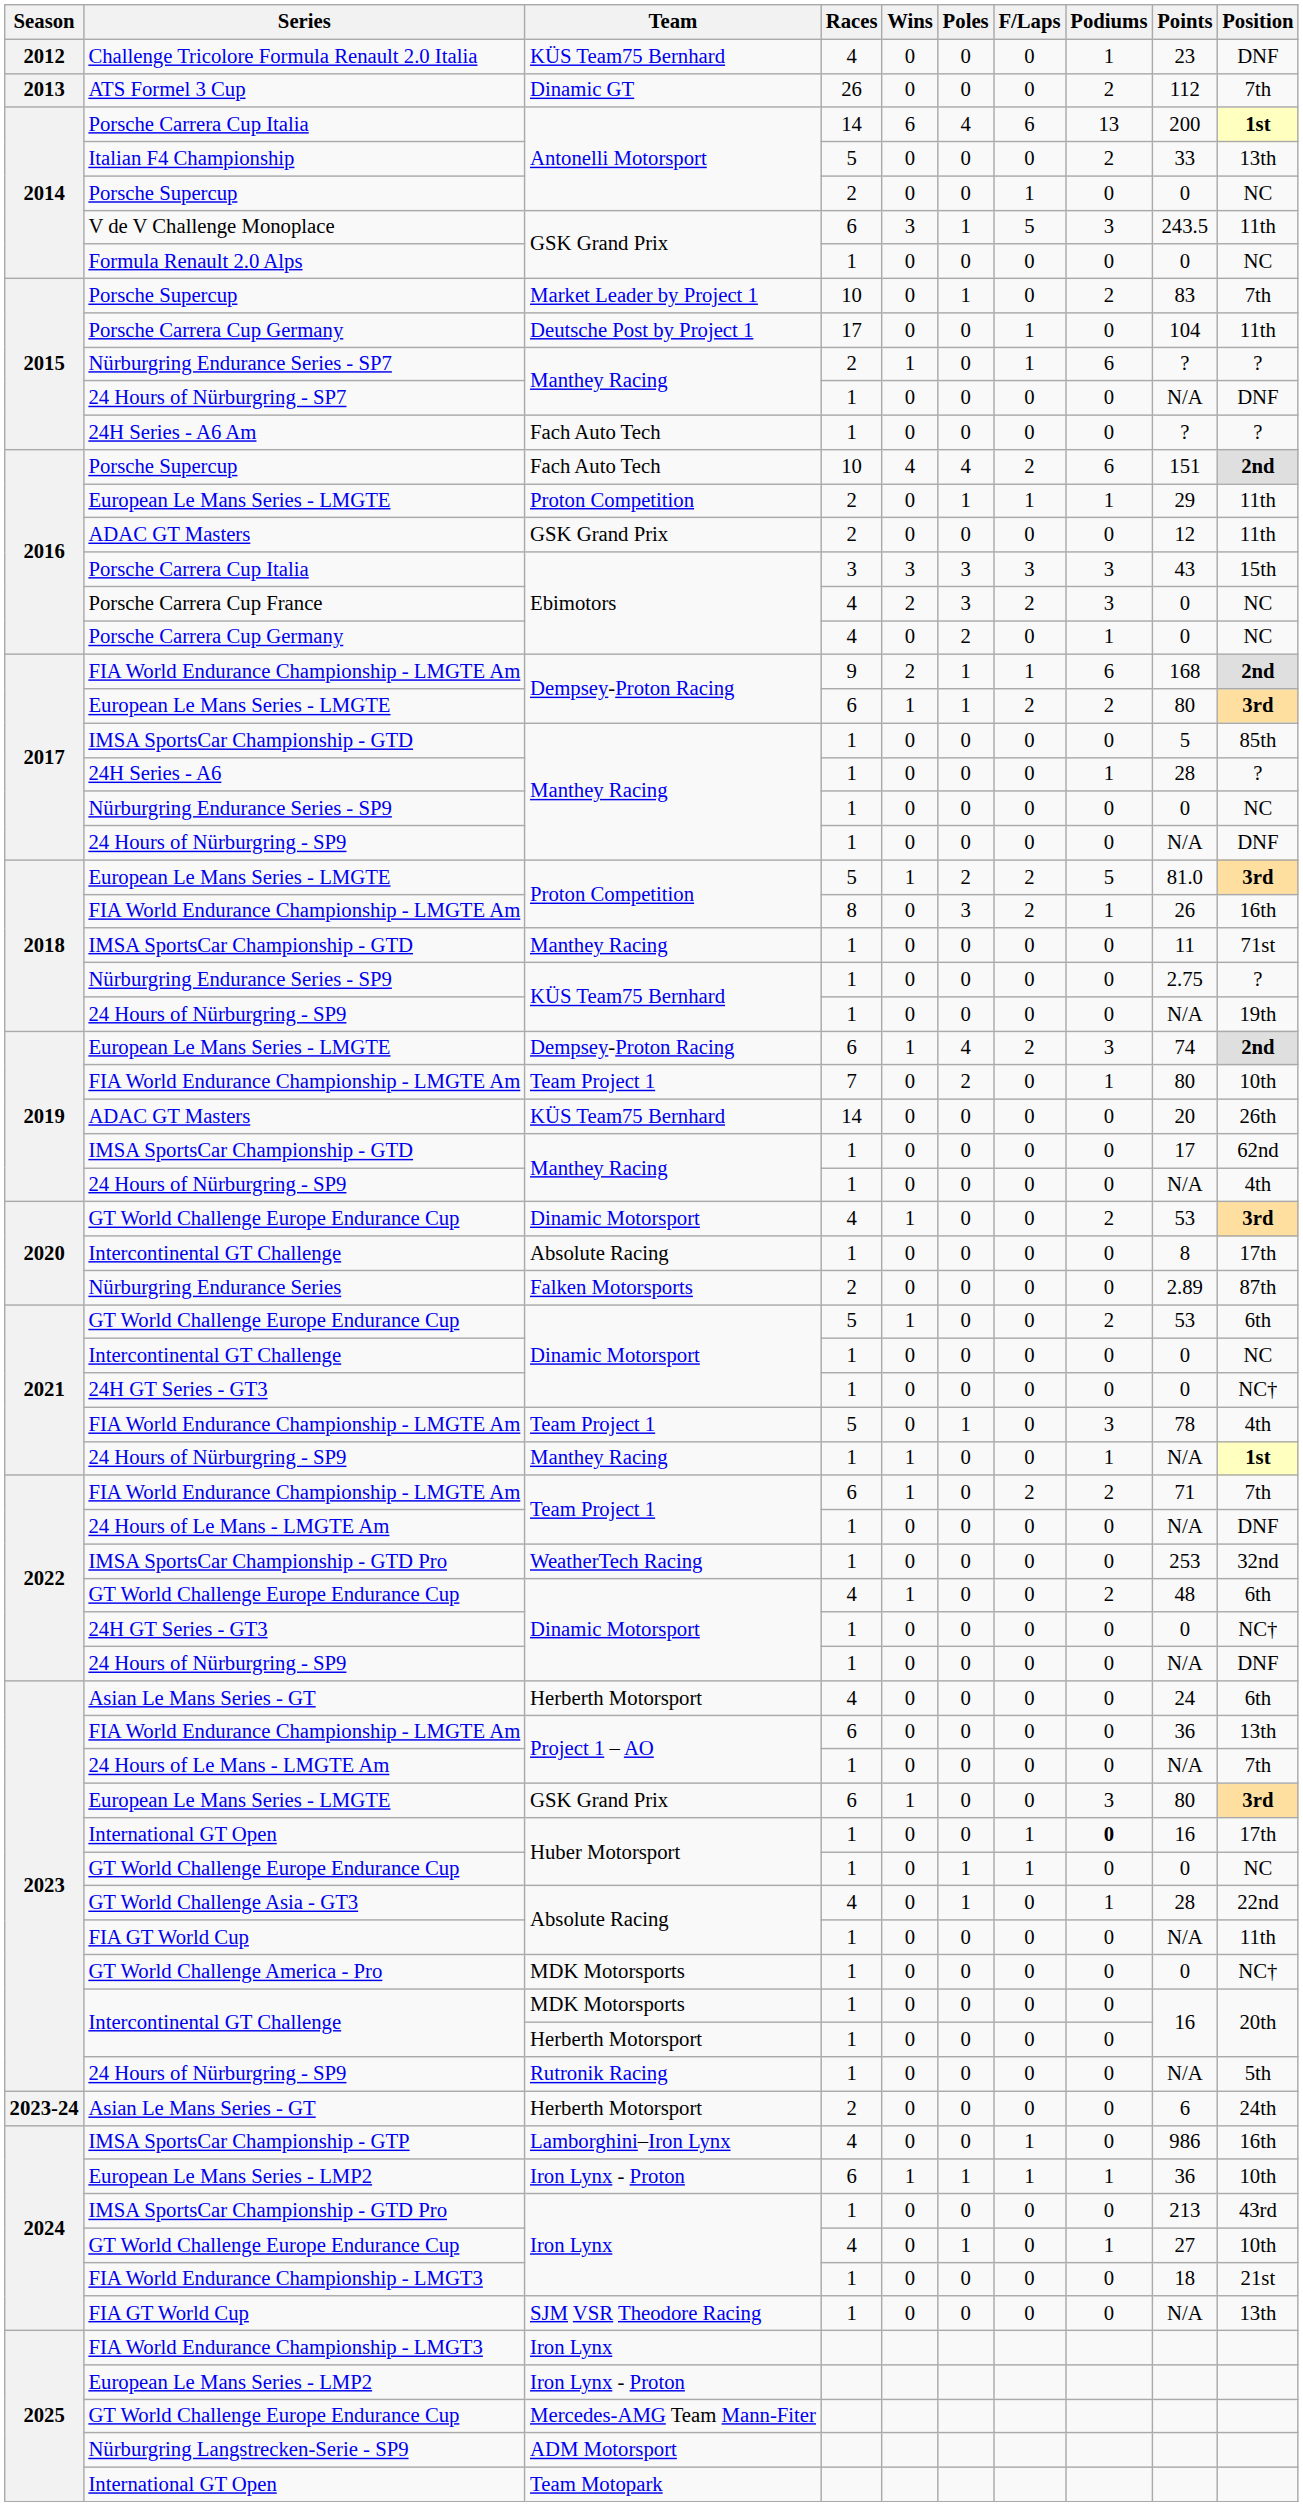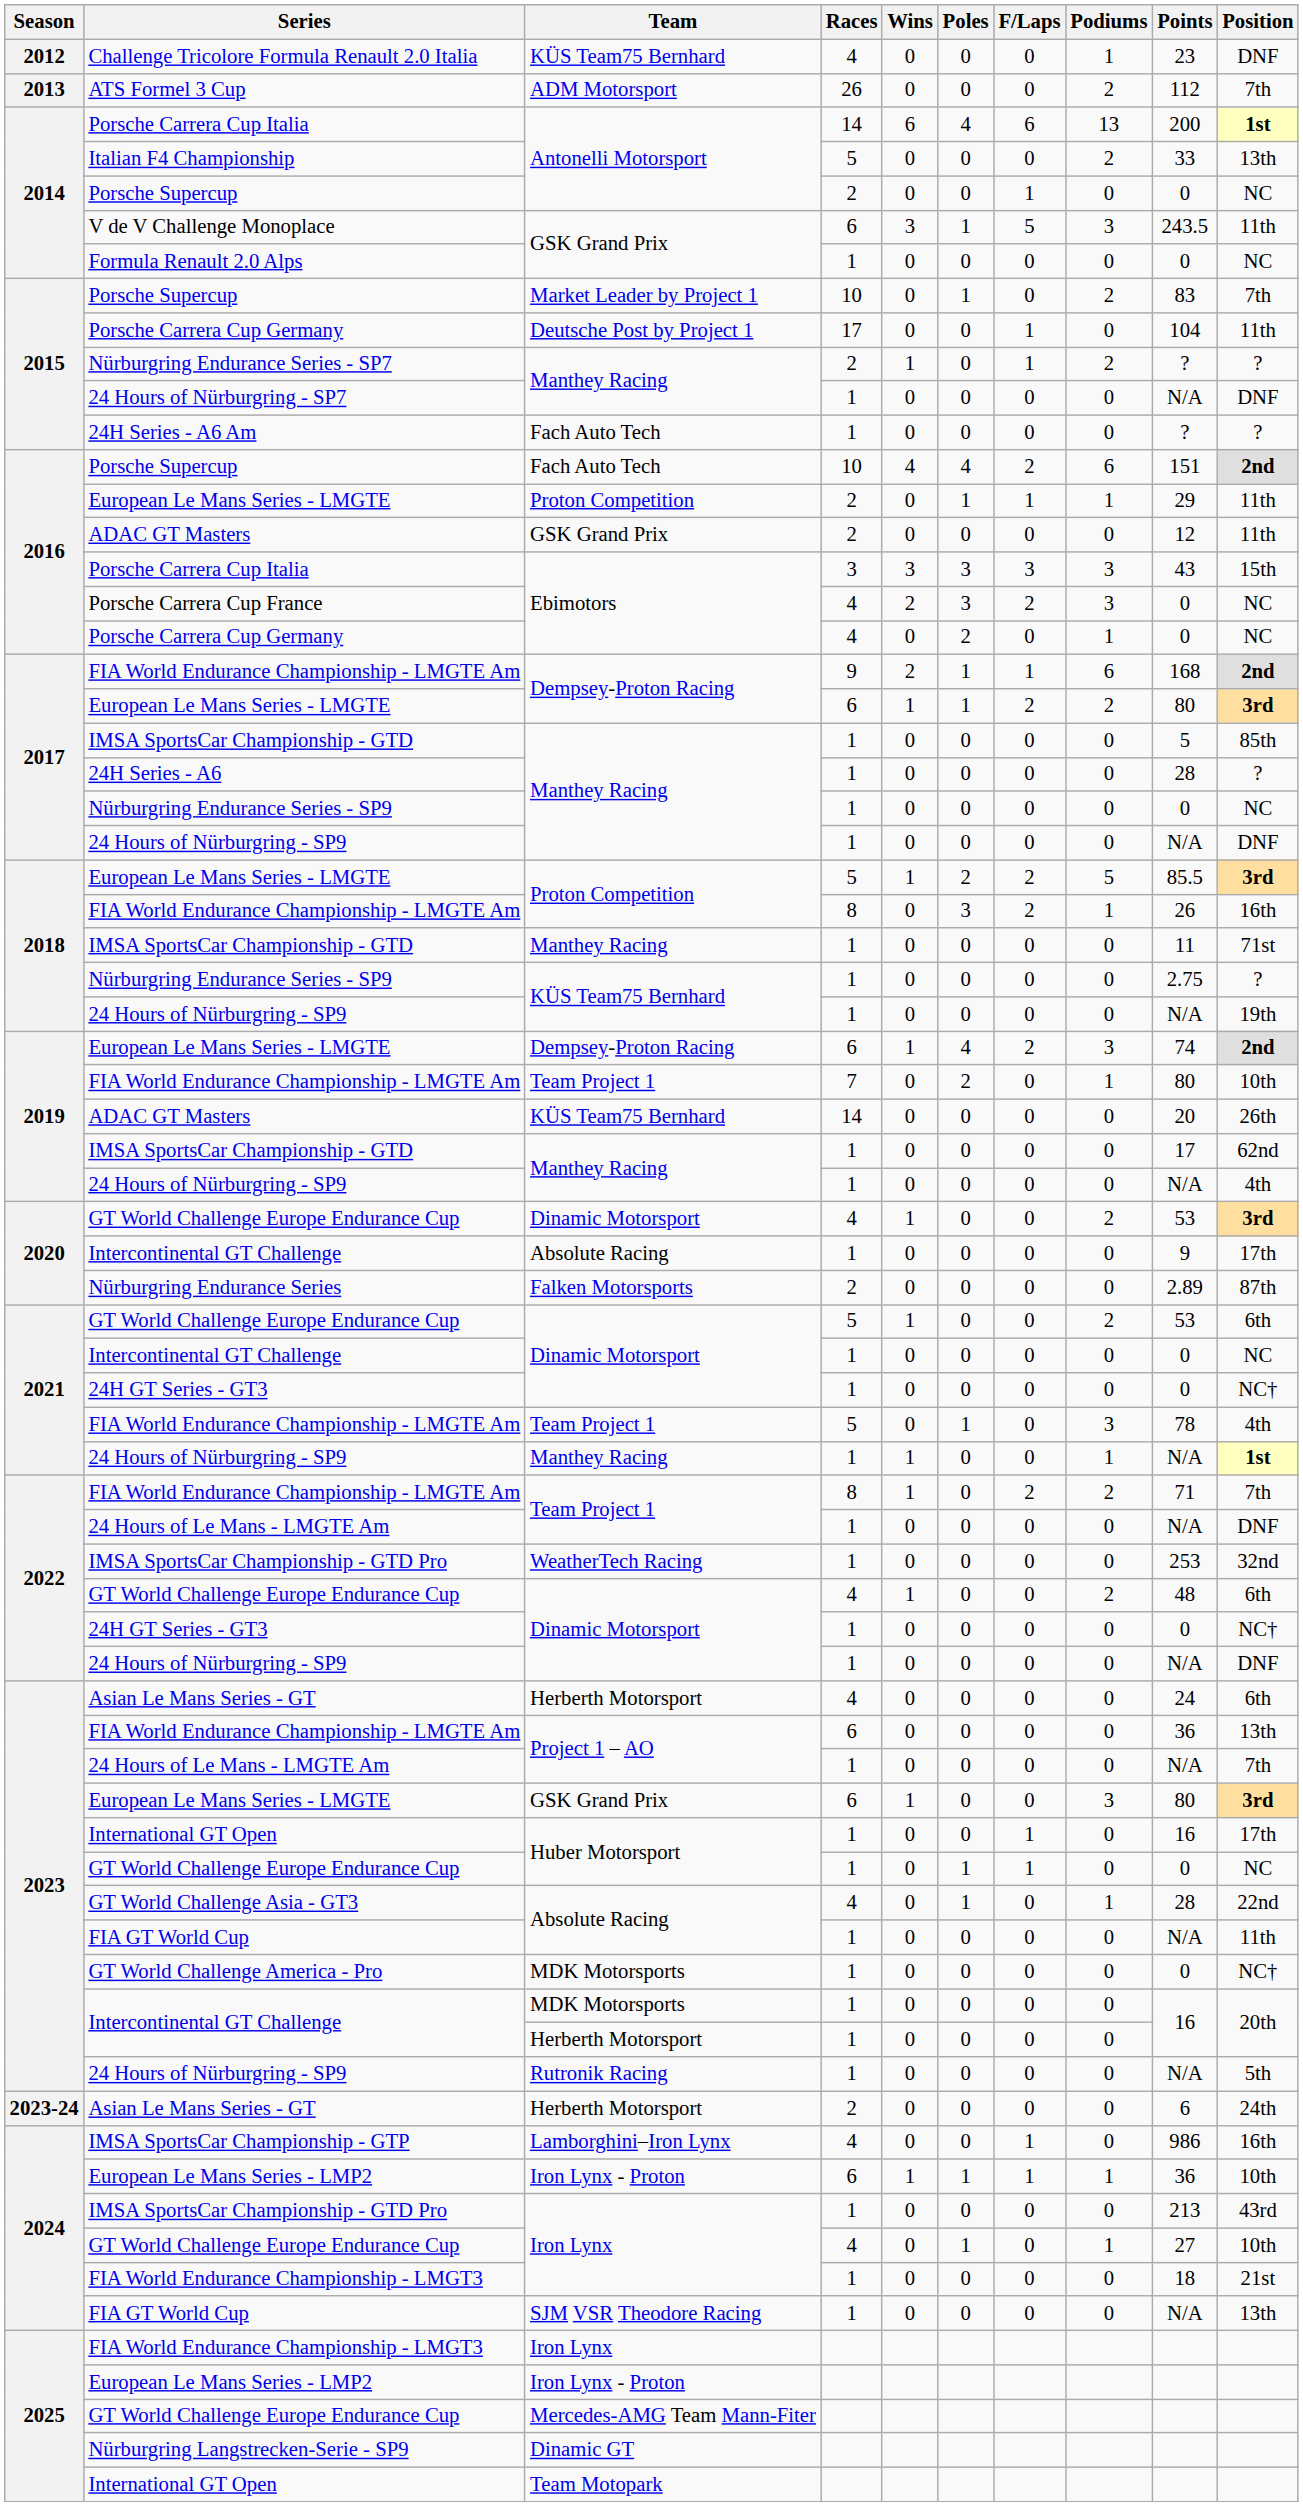(582, 90) Dinamic GT -> (603, 90) ADM Motorsport
(1109, 363) 6 -> (1109, 363) 2
(1109, 774) 1 -> (1109, 774) 0
(1185, 876) 81.0 -> (1185, 876) 85.5
(1185, 1253) 8 -> (1185, 1253) 9
(852, 1492) 6 -> (852, 1492) 8
(1109, 1834) bold -> (1109, 1834) normal
(603, 2450) ADM Motorsport -> (582, 2450) Dinamic GT
